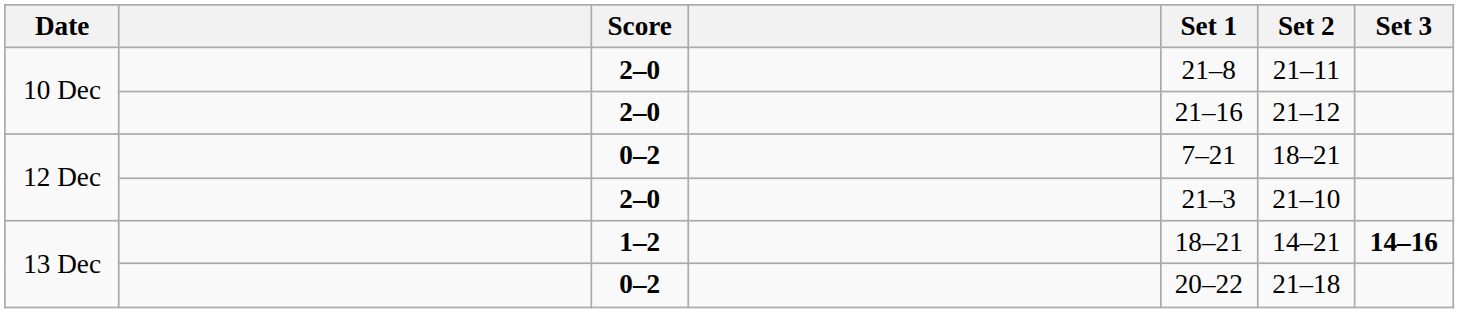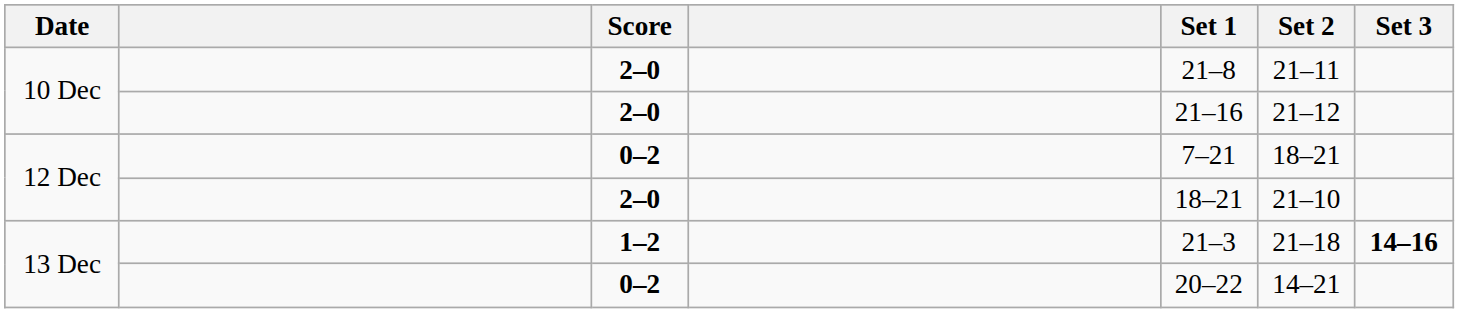(1209, 198) 21–3 -> (1209, 198) 18–21
(1209, 241) 18–21 -> (1209, 241) 21–3
(1306, 241) 14–21 -> (1306, 241) 21–18
(1306, 284) 21–18 -> (1306, 284) 14–21
